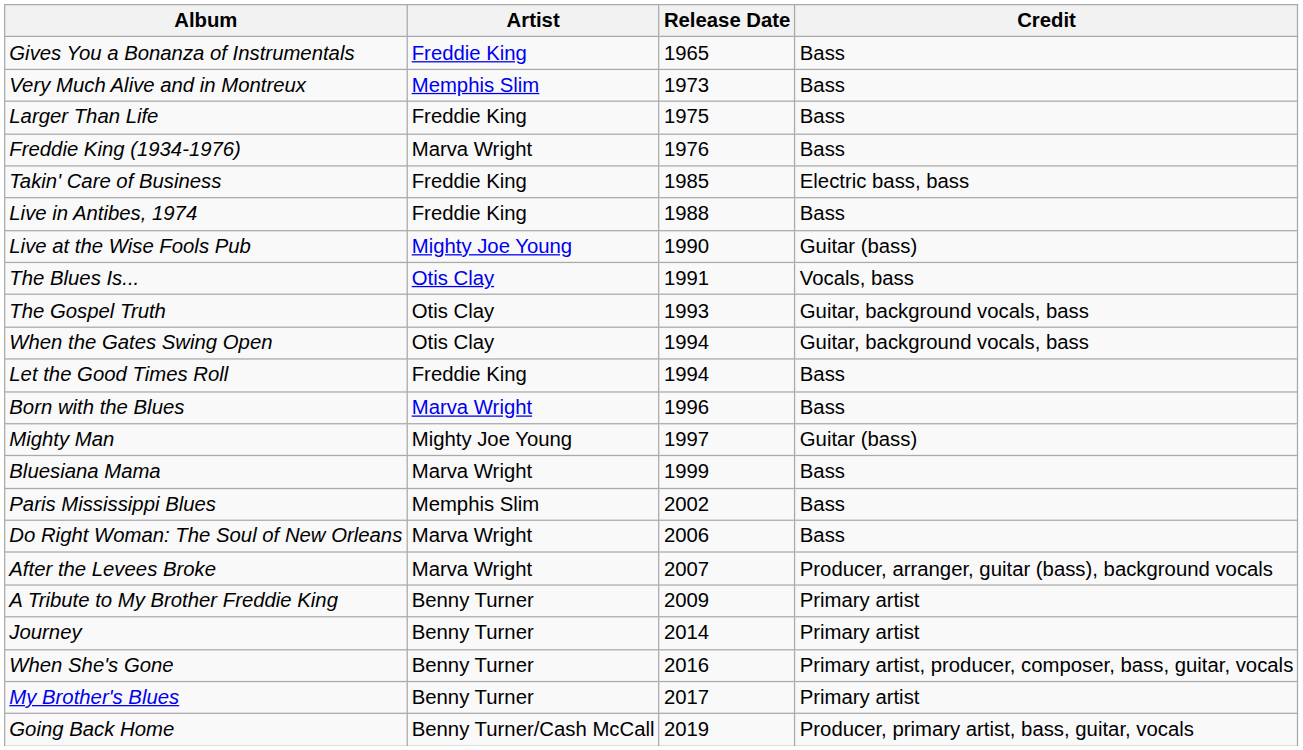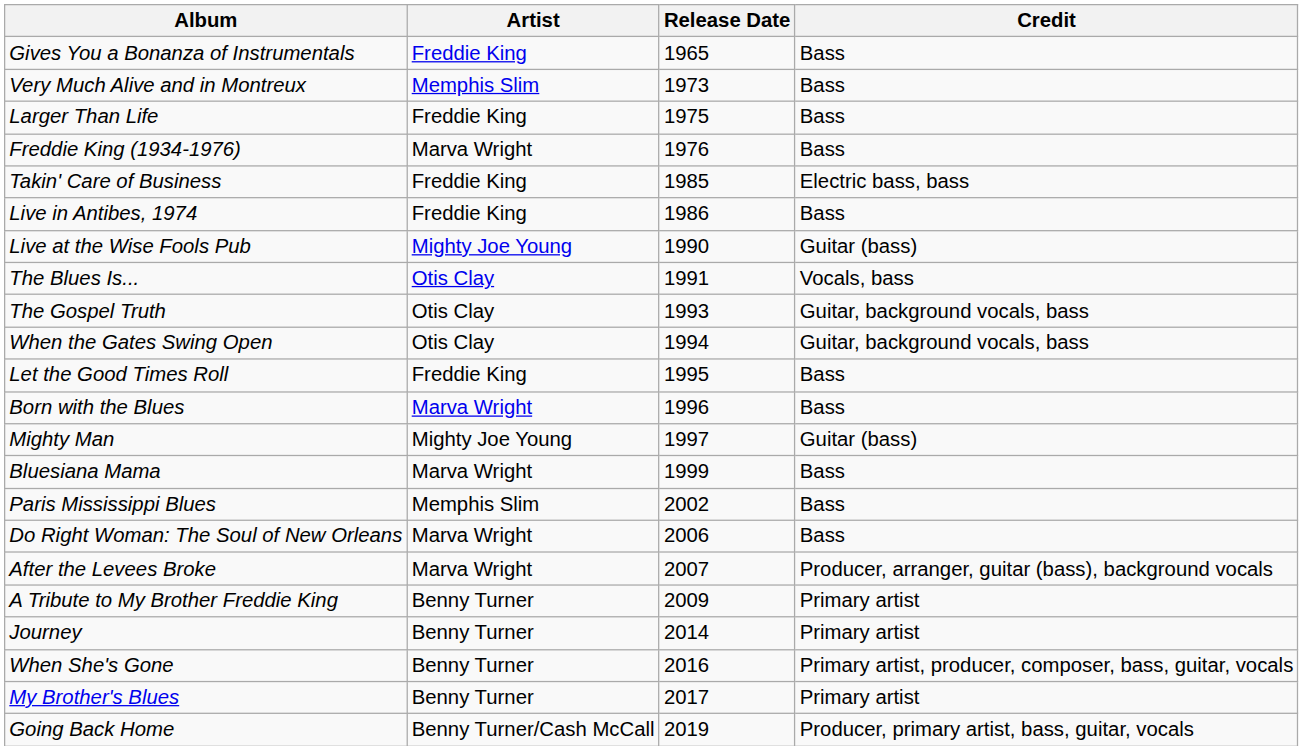(686, 213) 1988 -> (686, 213) 1986
(686, 375) 1994 -> (686, 375) 1995
